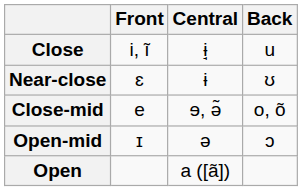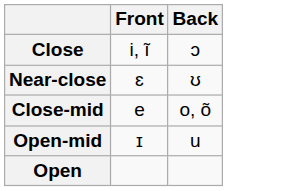- column: (205, 19)
(270, 49) u -> (195, 49) ɔ
(270, 140) ɔ -> (195, 140) u
